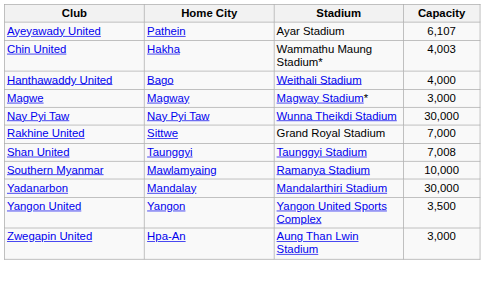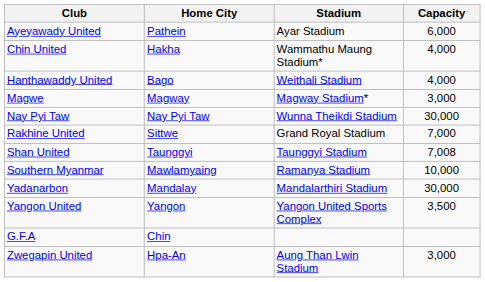(442, 31) 6,107 -> (442, 31) 6,000
(442, 49) 4,003 -> (442, 49) 4,000
+ row: (21, 237)
